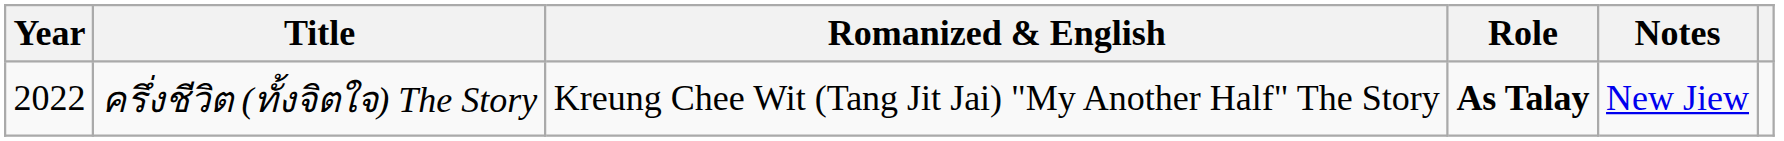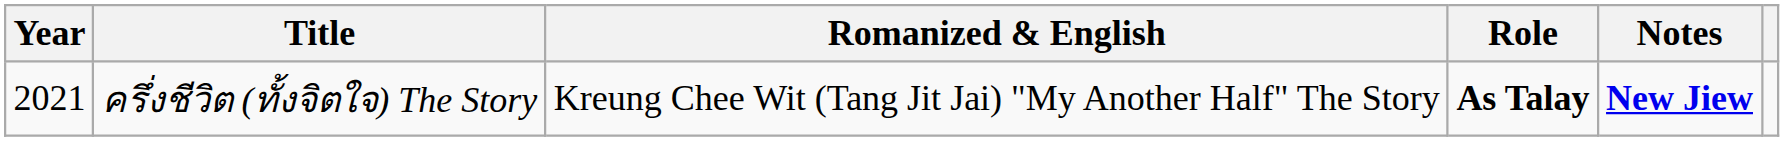(49, 98) 2022 -> (49, 98) 2021
(1678, 98) normal -> (1680, 98) bold
